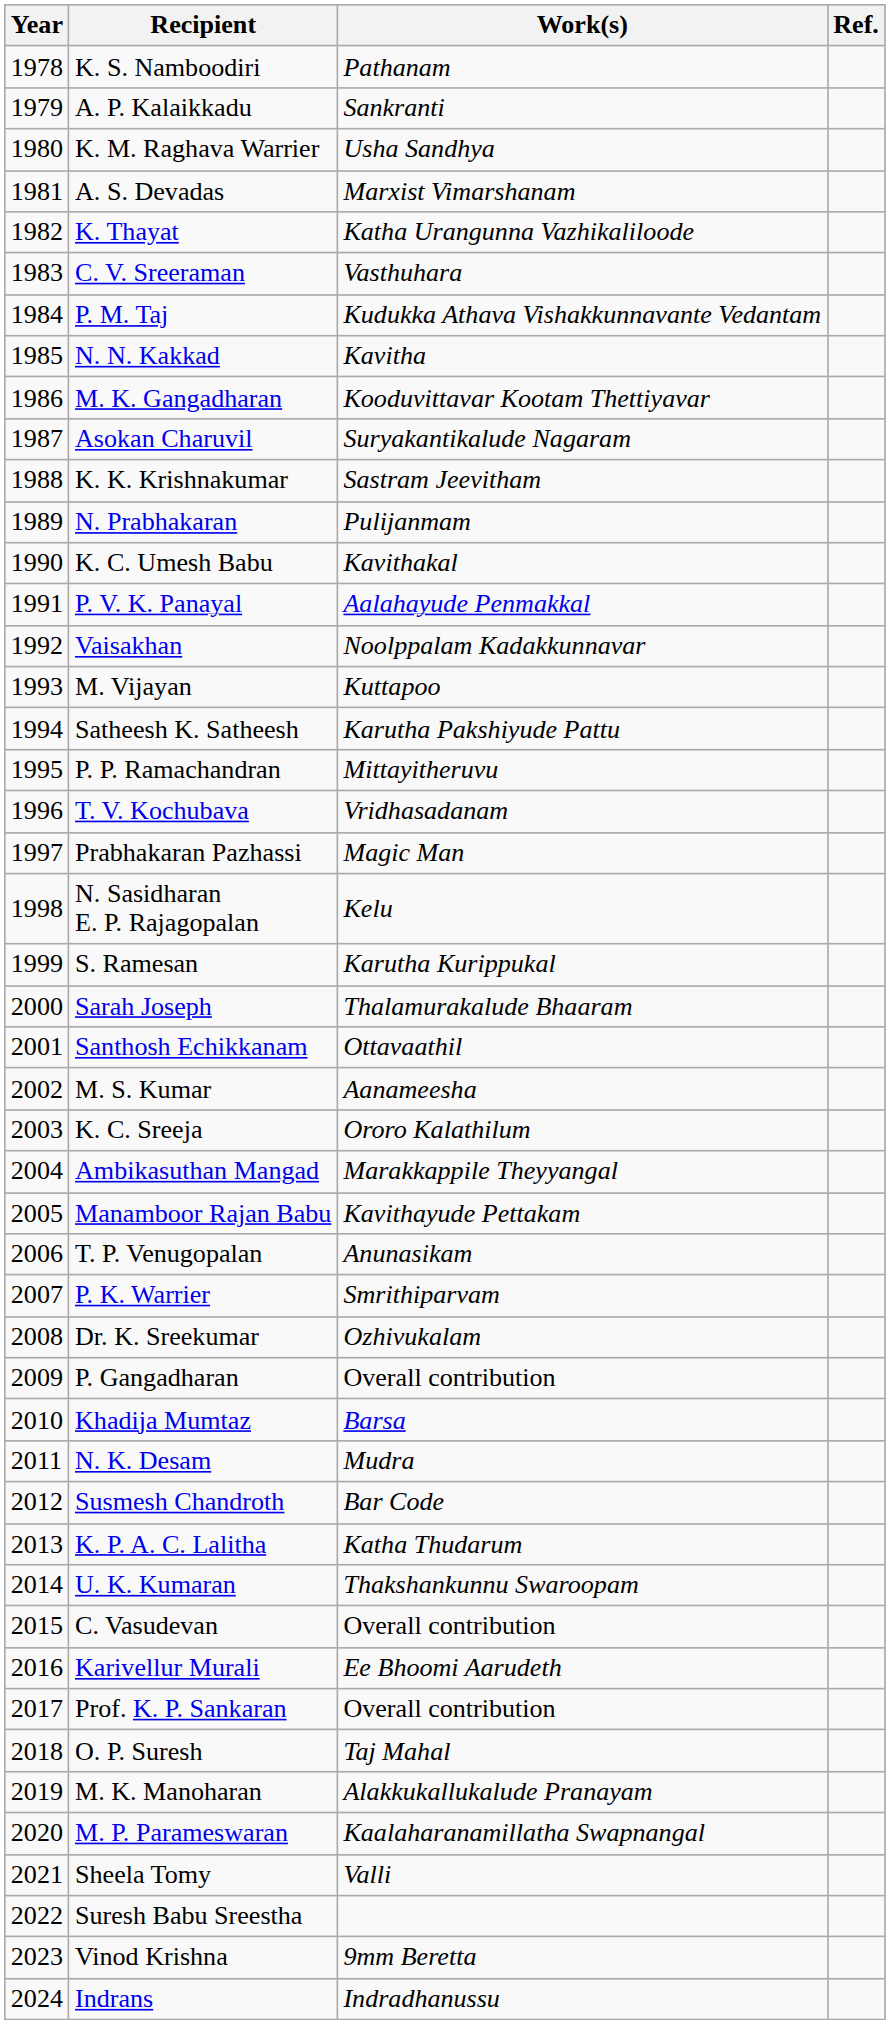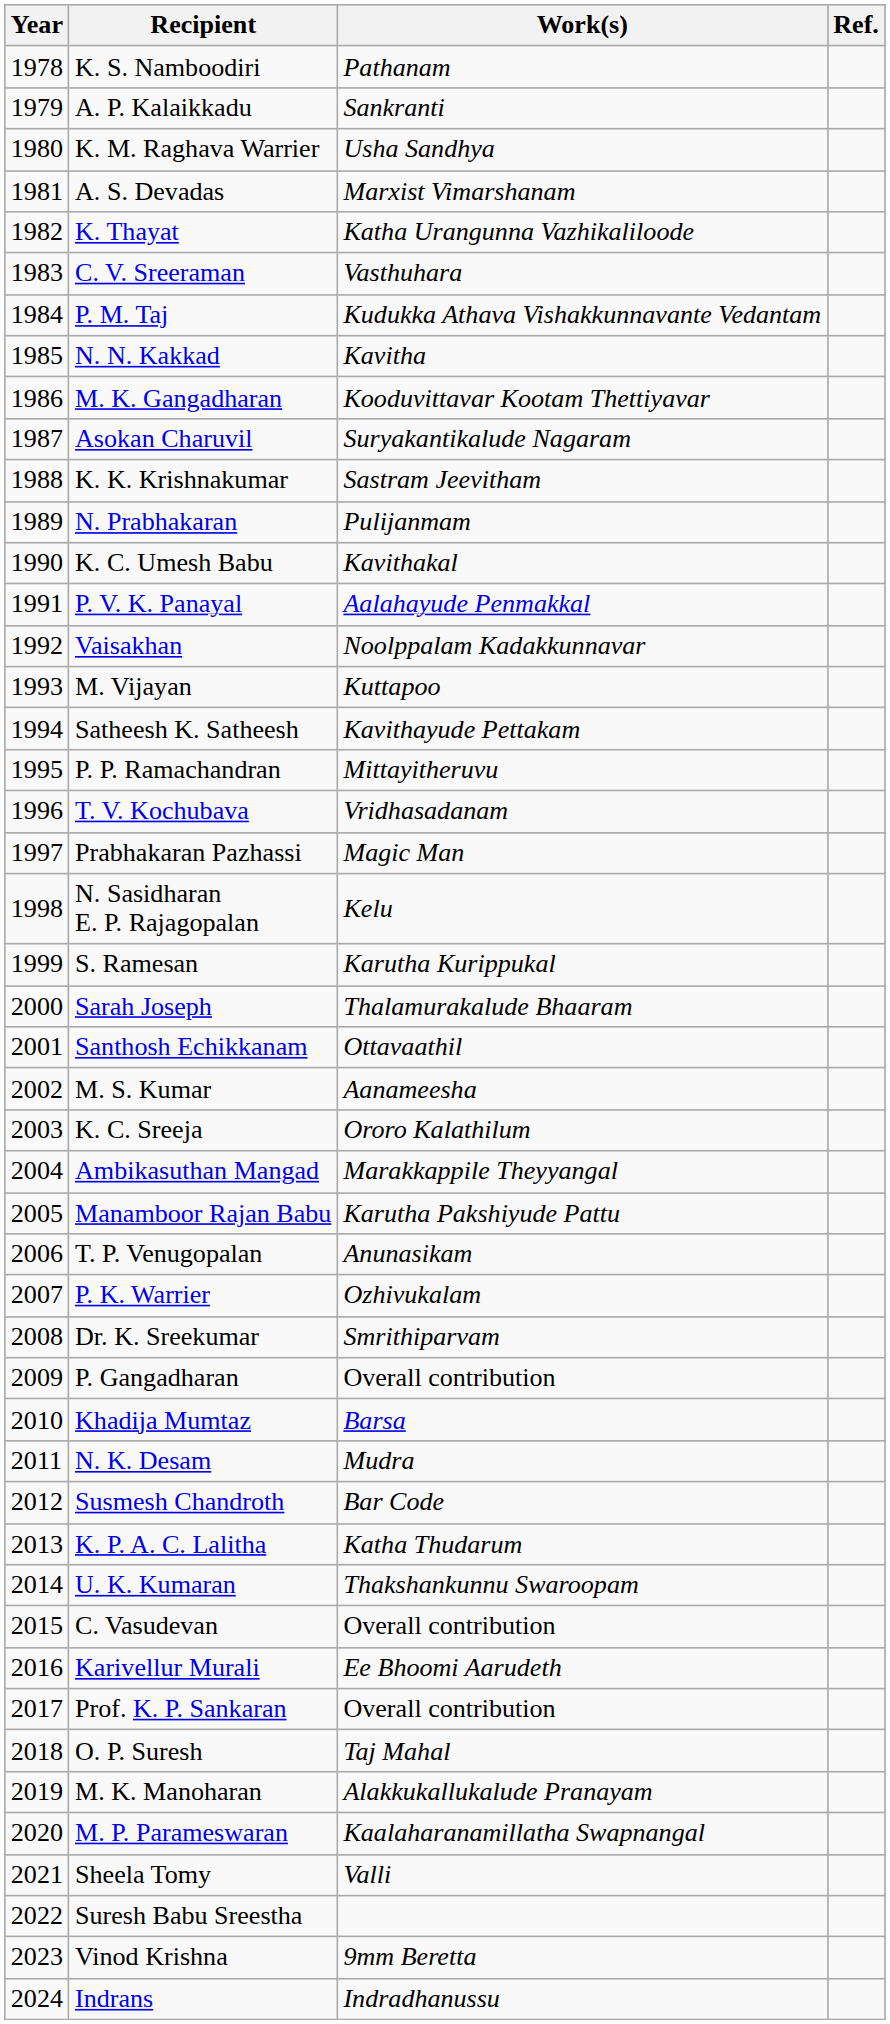(482, 728) Karutha Pakshiyude Pattu -> (462, 728) Kavithayude Pettakam
(462, 1212) Kavithayude Pettakam -> (482, 1212) Karutha Pakshiyude Pattu
(422, 1295) Smrithiparvam -> (412, 1295) Ozhivukalam
(412, 1336) Ozhivukalam -> (422, 1336) Smrithiparvam
